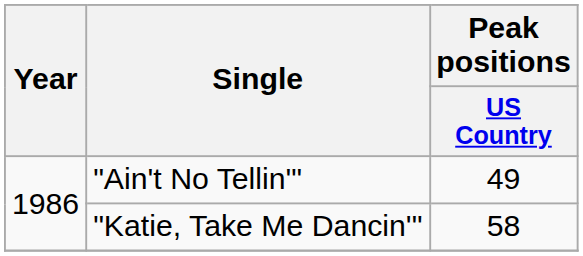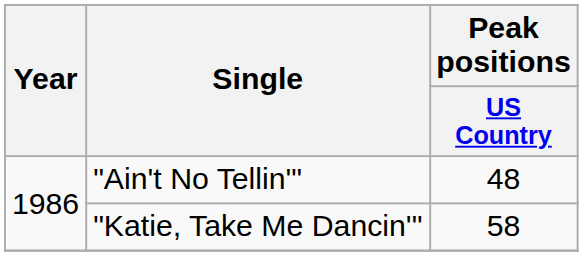(504, 179) 49 -> (504, 179) 48
